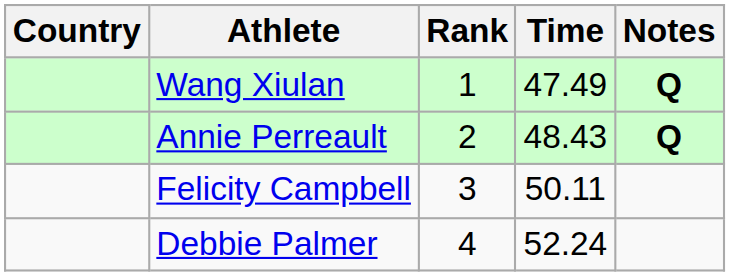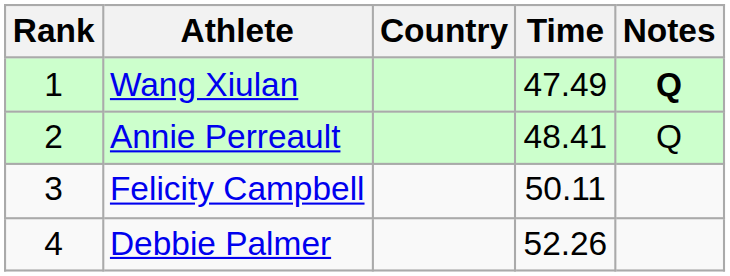columns swapped: (467, 31) <-> (77, 31)
(565, 137) 48.43 -> (565, 137) 48.41
(669, 137) bold -> (669, 137) normal
(565, 243) 52.24 -> (565, 243) 52.26
